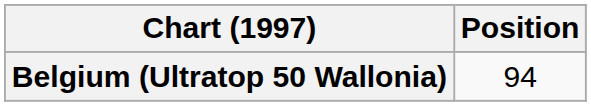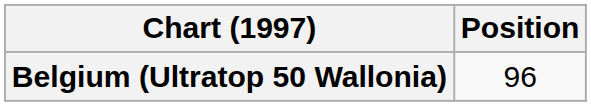(520, 76) 94 -> (520, 76) 96
